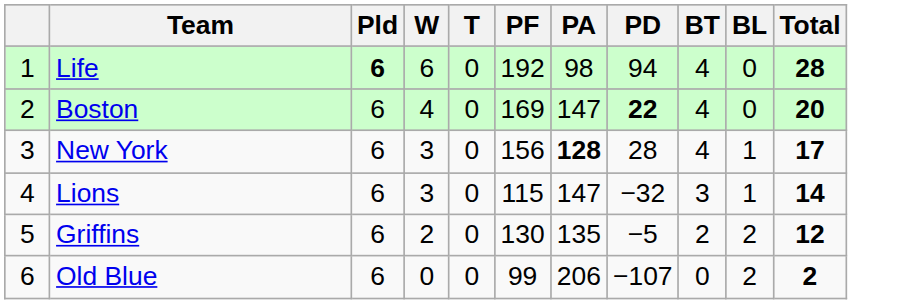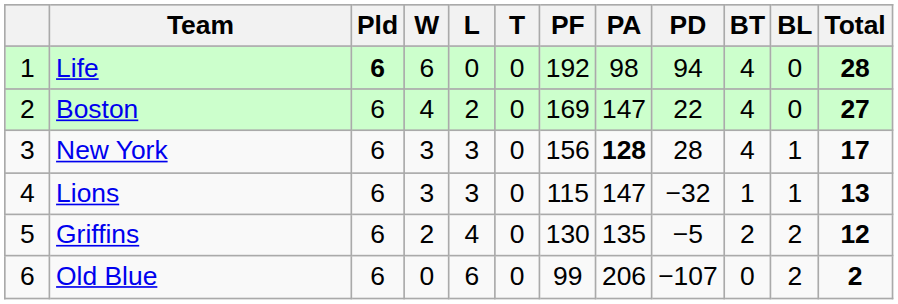+ column: (472, 25)
(643, 109) bold -> (688, 109) normal
(810, 109) 20 -> (855, 109) 27
(702, 192) 3 -> (747, 192) 1
(810, 192) 14 -> (855, 192) 13
